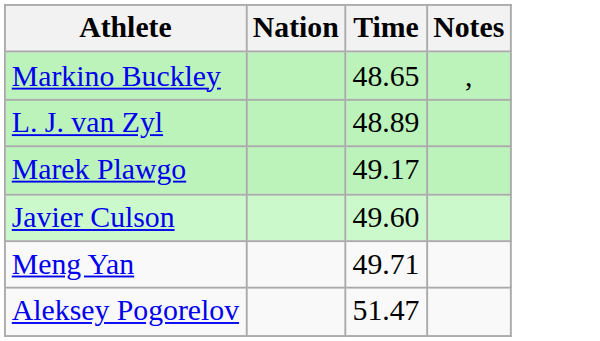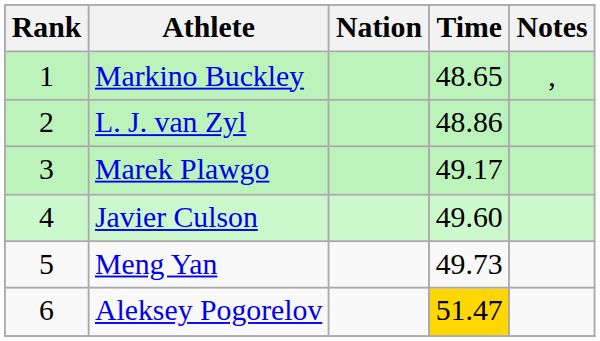+ column: (47, 28)
(386, 122) 48.89 -> (469, 122) 48.86
(386, 264) 49.71 -> (469, 264) 49.73
(386, 311) no background -> (469, 311) gold background
